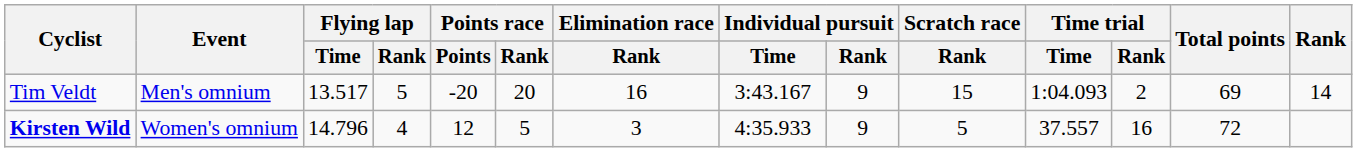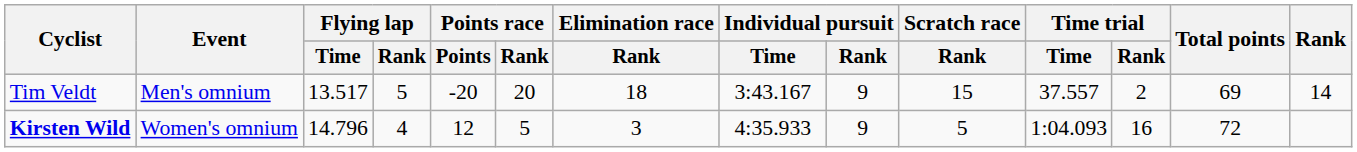(636, 92) 16 -> (636, 92) 18
(1069, 92) 1:04.093 -> (1069, 92) 37.557
(1069, 128) 37.557 -> (1069, 128) 1:04.093
